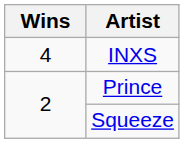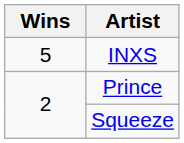(46, 54) 4 -> (46, 54) 5
